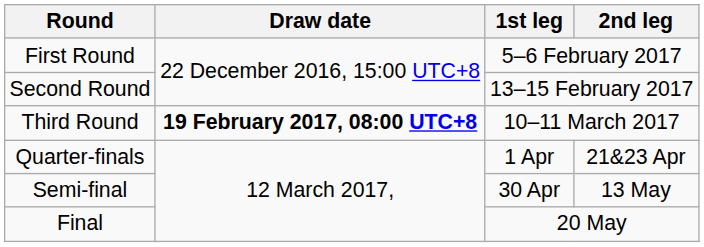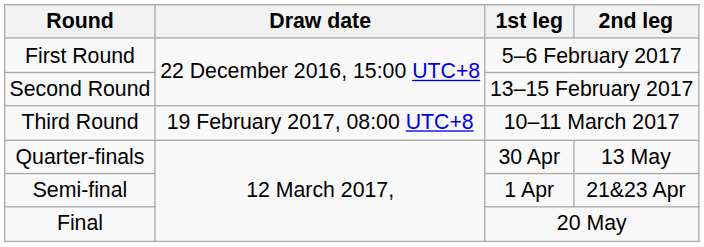(320, 122) bold -> (320, 122) normal
(529, 156) 1 Apr -> (529, 156) 30 Apr
(636, 156) 21&23 Apr -> (636, 156) 13 May
(529, 190) 30 Apr -> (529, 190) 1 Apr
(636, 190) 13 May -> (636, 190) 21&23 Apr
